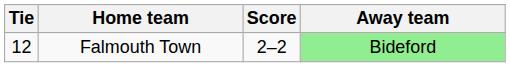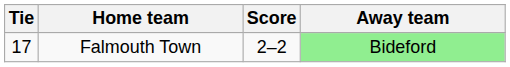(21, 47) 12 -> (21, 47) 17
